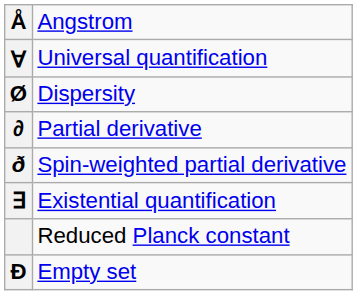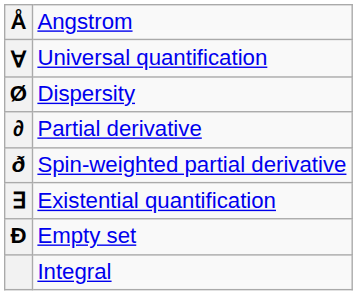- row: (163, 236)
+ row: (74, 271)
